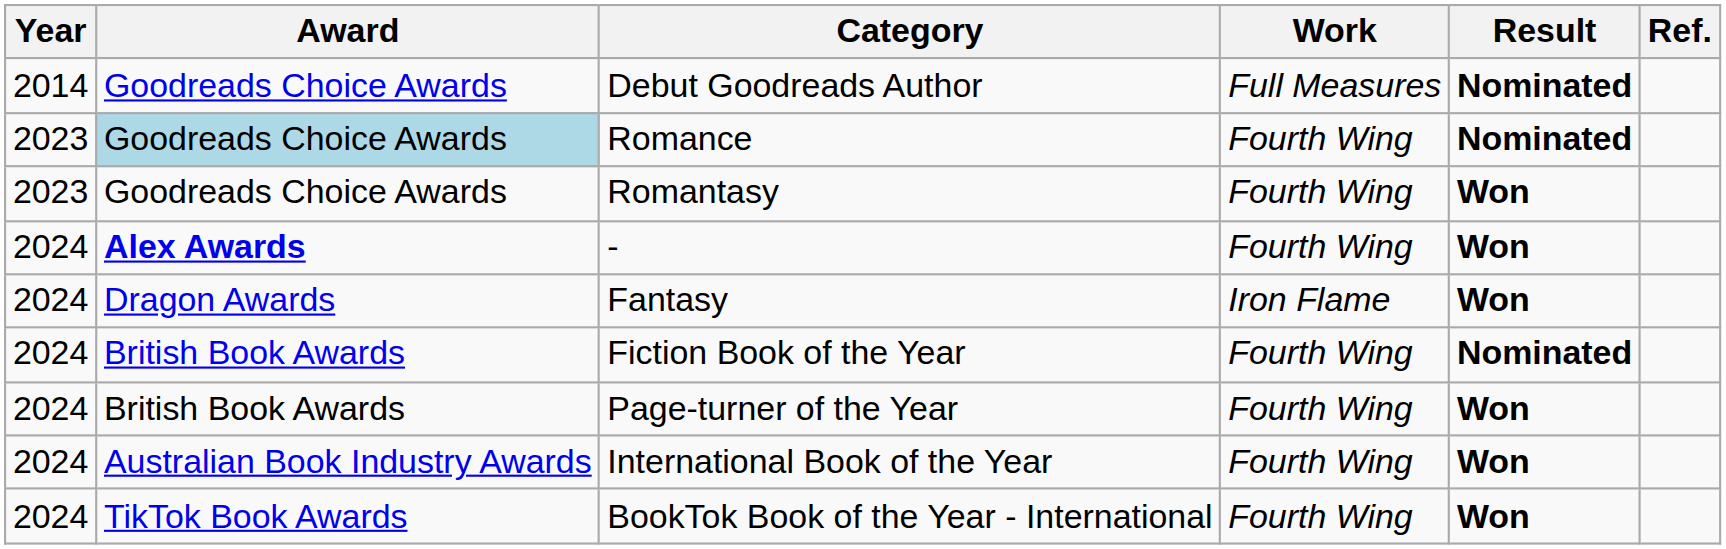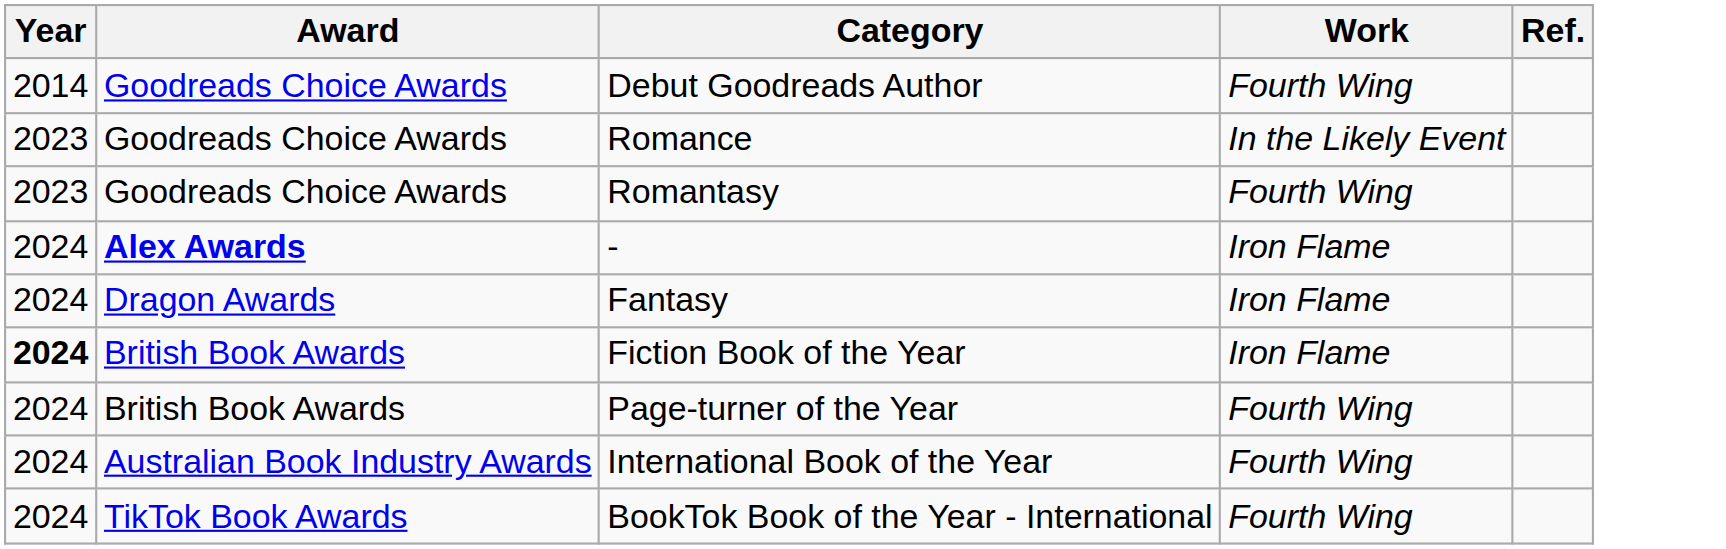- column: (1545, 31)
(1335, 85) Full Measures -> (1320, 85) Fourth Wing
(305, 138) lightblue background -> (305, 138) no background
(1320, 138) Fourth Wing -> (1367, 138) In the Likely Event
(1320, 246) Fourth Wing -> (1309, 246) Iron Flame
(51, 354) normal -> (51, 354) bold
(1320, 354) Fourth Wing -> (1309, 354) Iron Flame
